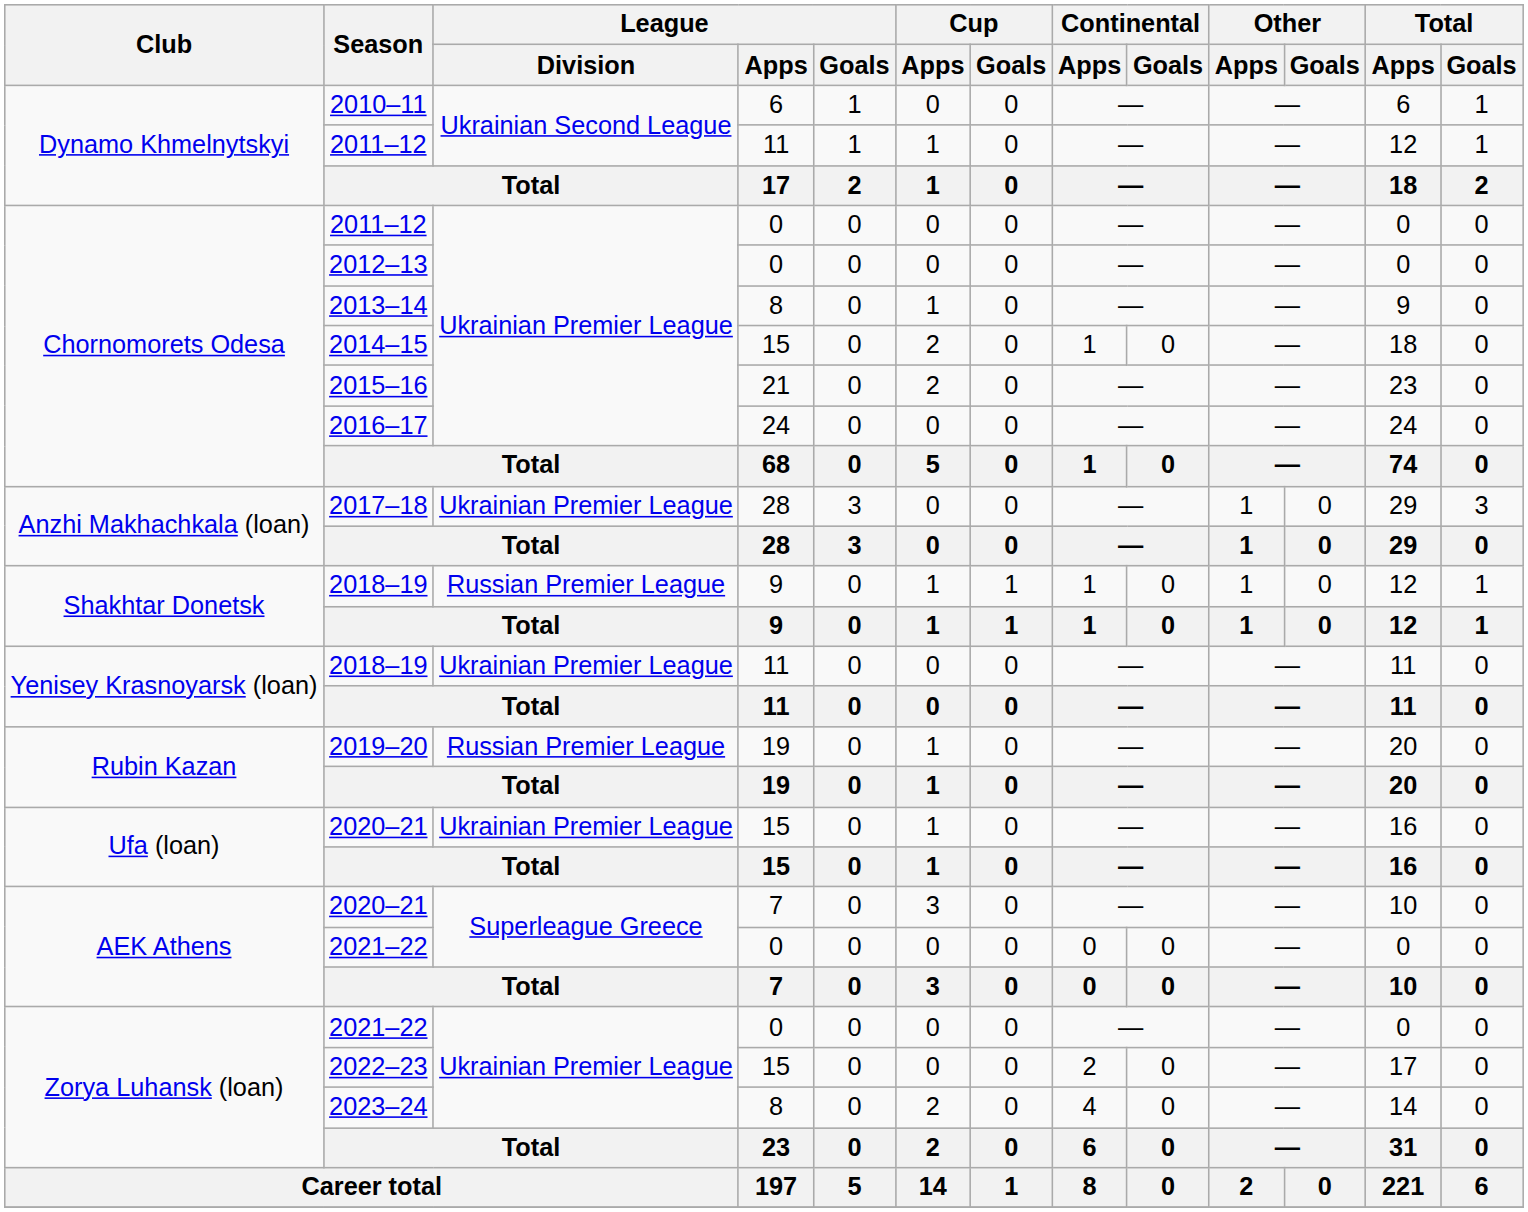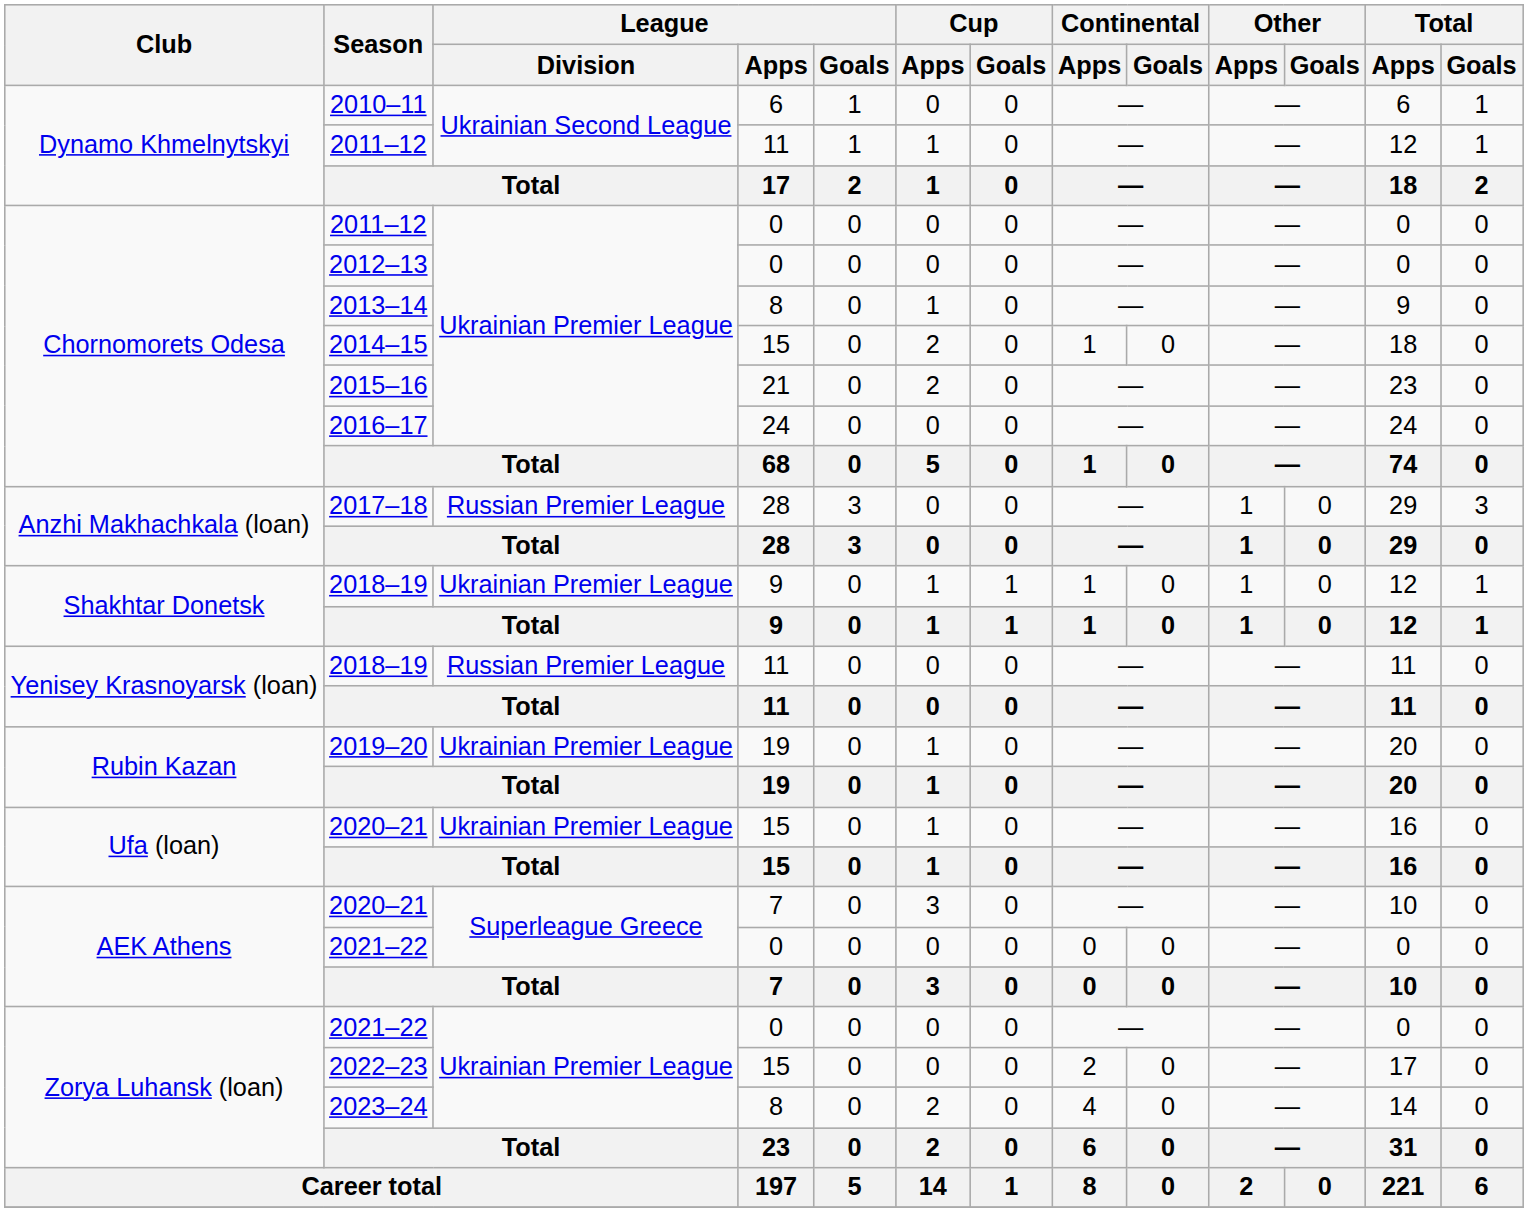(586, 505) Ukrainian Premier League -> (586, 505) Russian Premier League
(586, 585) Russian Premier League -> (586, 585) Ukrainian Premier League
(586, 666) Ukrainian Premier League -> (586, 666) Russian Premier League
(586, 746) Russian Premier League -> (586, 746) Ukrainian Premier League
